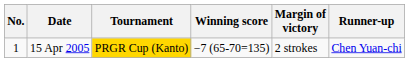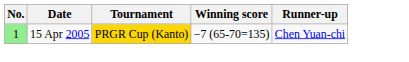- column: (300, 21)
(16, 48) no background -> (16, 34) lightgreen background
